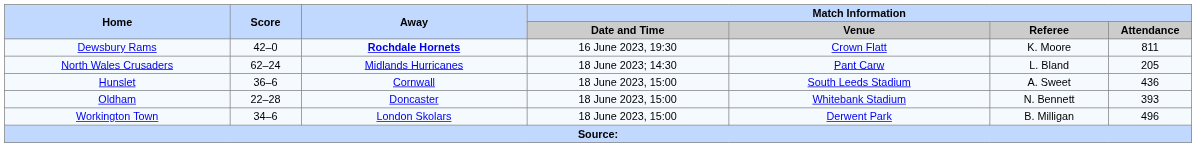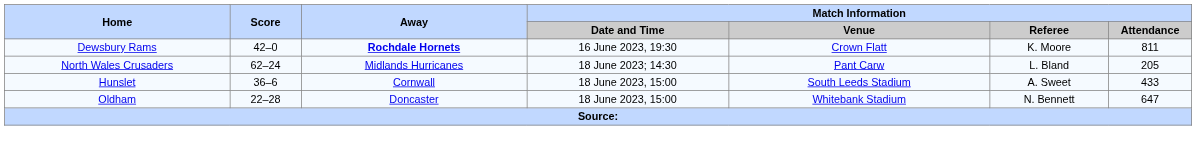(1150, 82) 436 -> (1150, 82) 433
(1150, 99) 393 -> (1150, 99) 647
- row: (117, 116)
